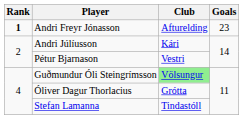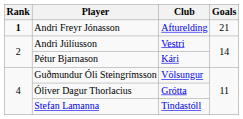(224, 28) 23 -> (224, 28) 21
(170, 43) Kári -> (173, 43) Vestri
(173, 59) Vestri -> (170, 59) Kári
(182, 75) lightgreen background -> (182, 75) no background
